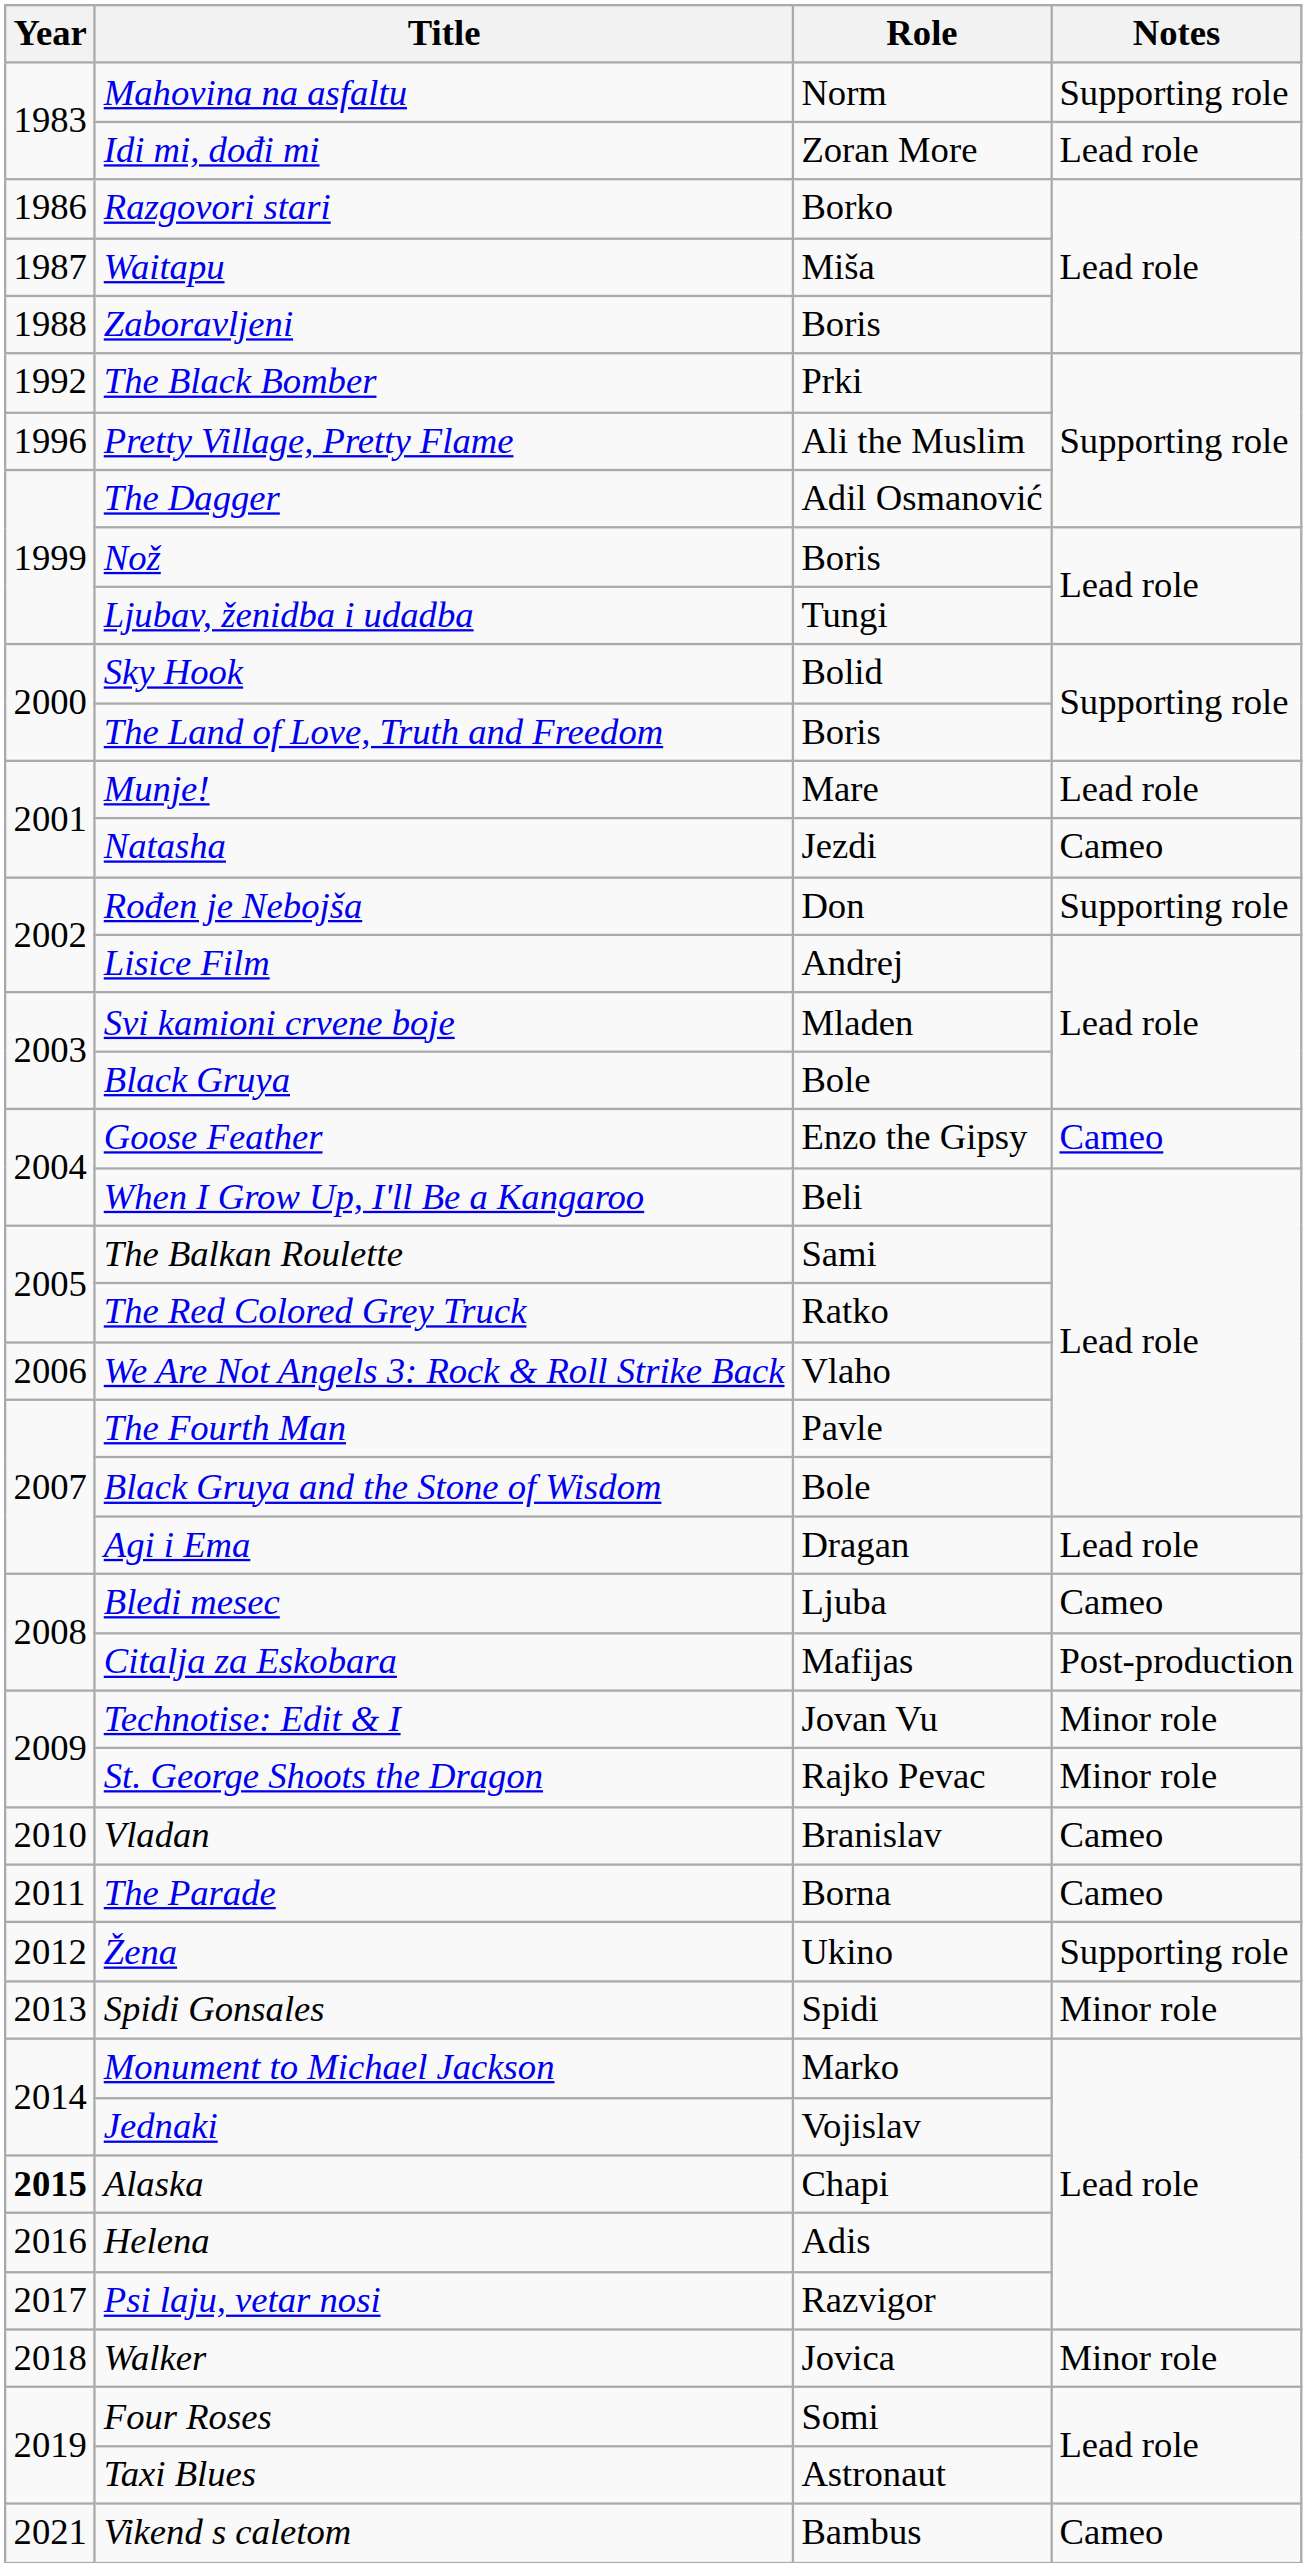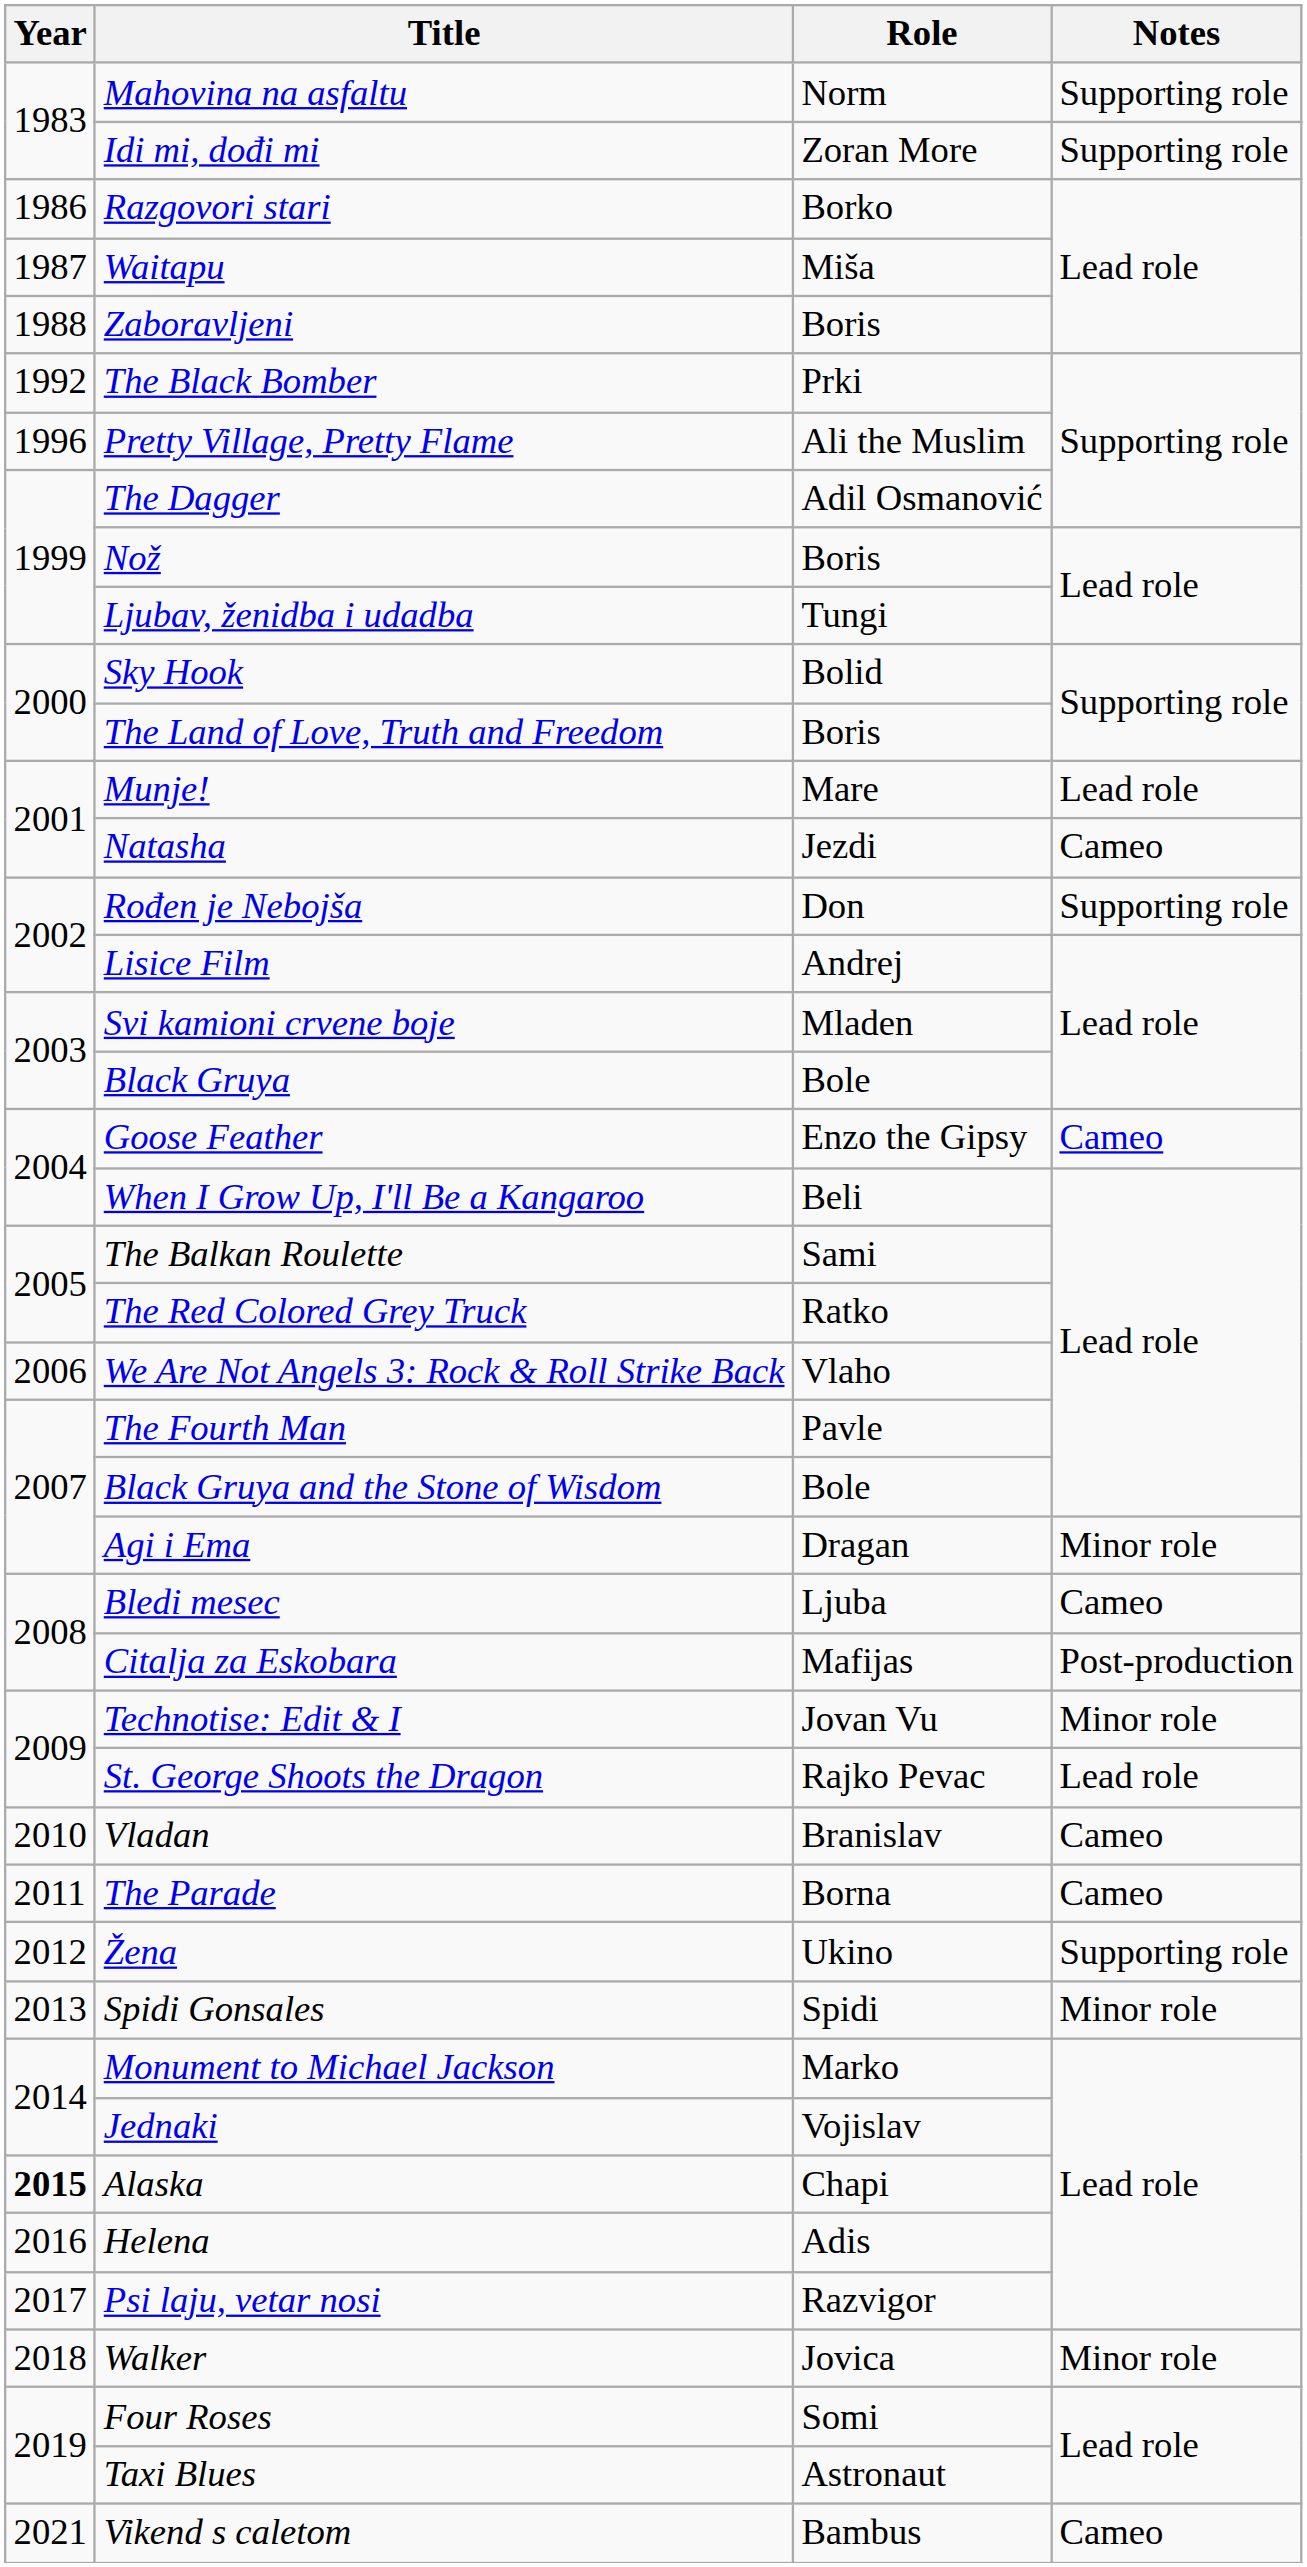(1129, 149) Lead role -> (1174, 149) Supporting role
(1129, 1544) Lead role -> (1138, 1544) Minor role
(1138, 1776) Minor role -> (1129, 1776) Lead role
